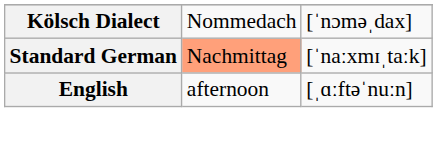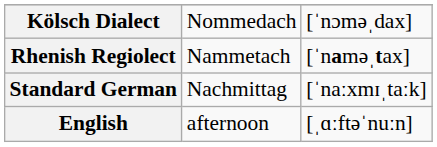+ row: (93, 55)
(237, 55) lightsalmon background -> (237, 89) no background
